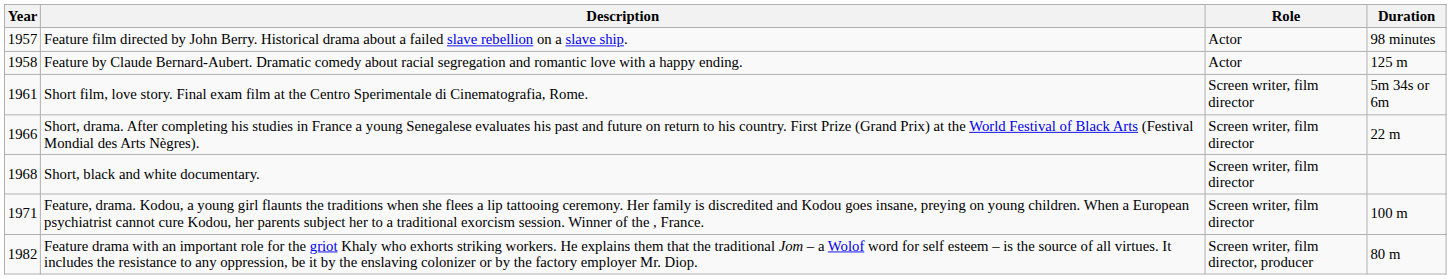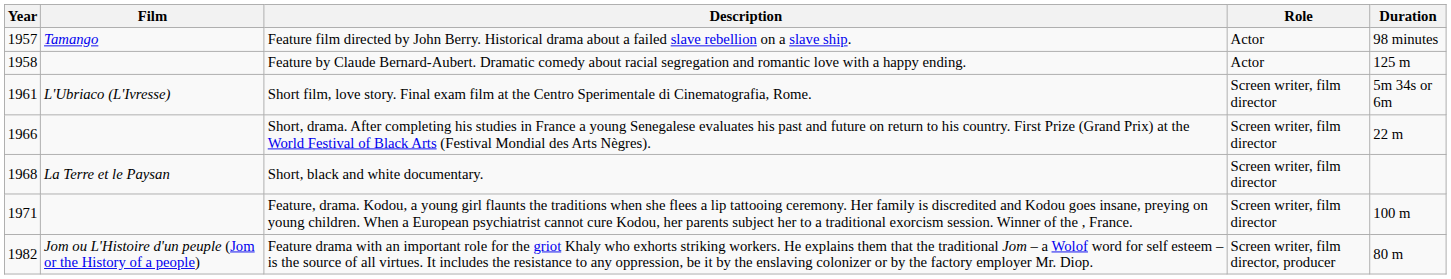+ column: (153, 16)
